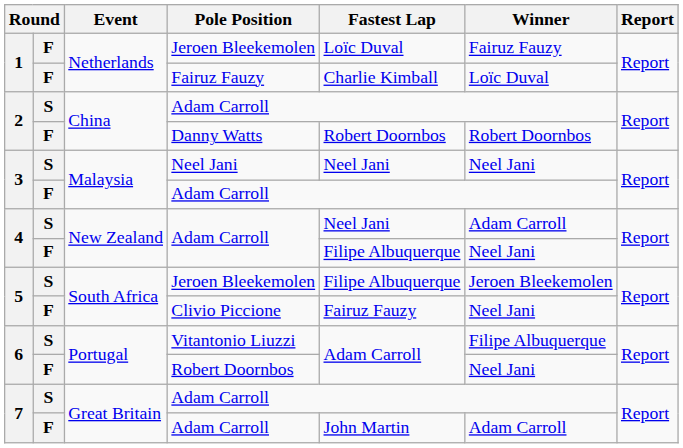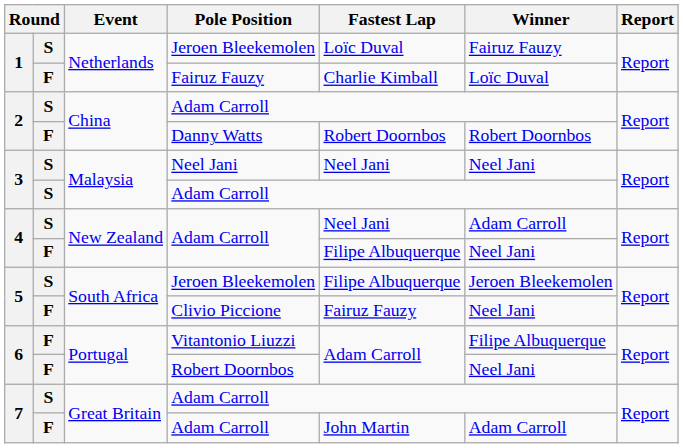(48, 47) F -> (48, 47) S
(48, 193) F -> (48, 193) S
(48, 339) S -> (48, 339) F
